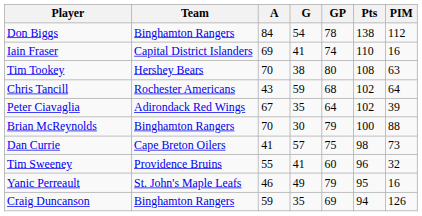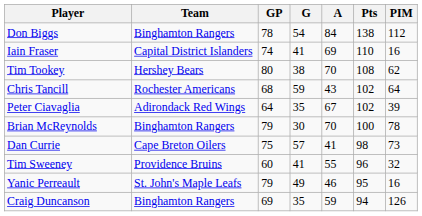columns swapped: (338, 13) <-> (274, 13)
(394, 70) 63 -> (394, 70) 62
(394, 126) 88 -> (394, 126) 78
